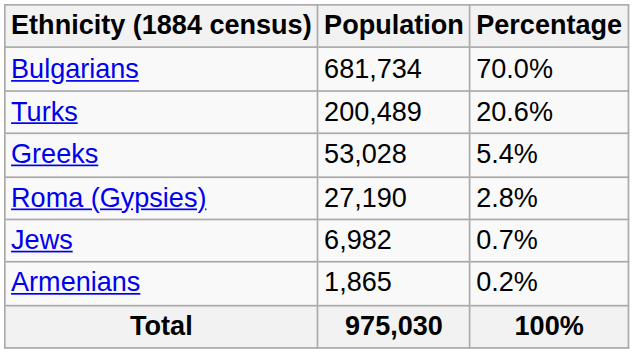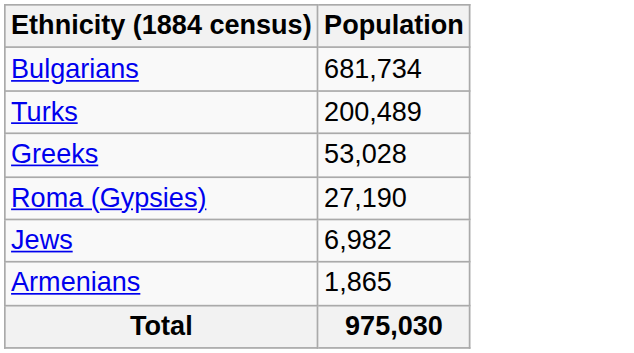- column: (549, 25)
